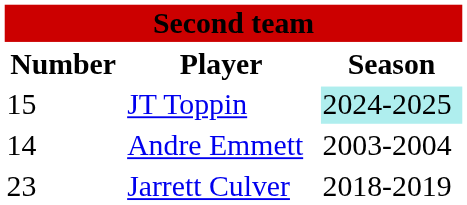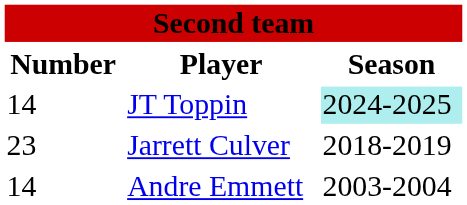(21, 104) 15 -> (21, 104) 14
rows swapped: (209, 186) <-> (215, 145)
